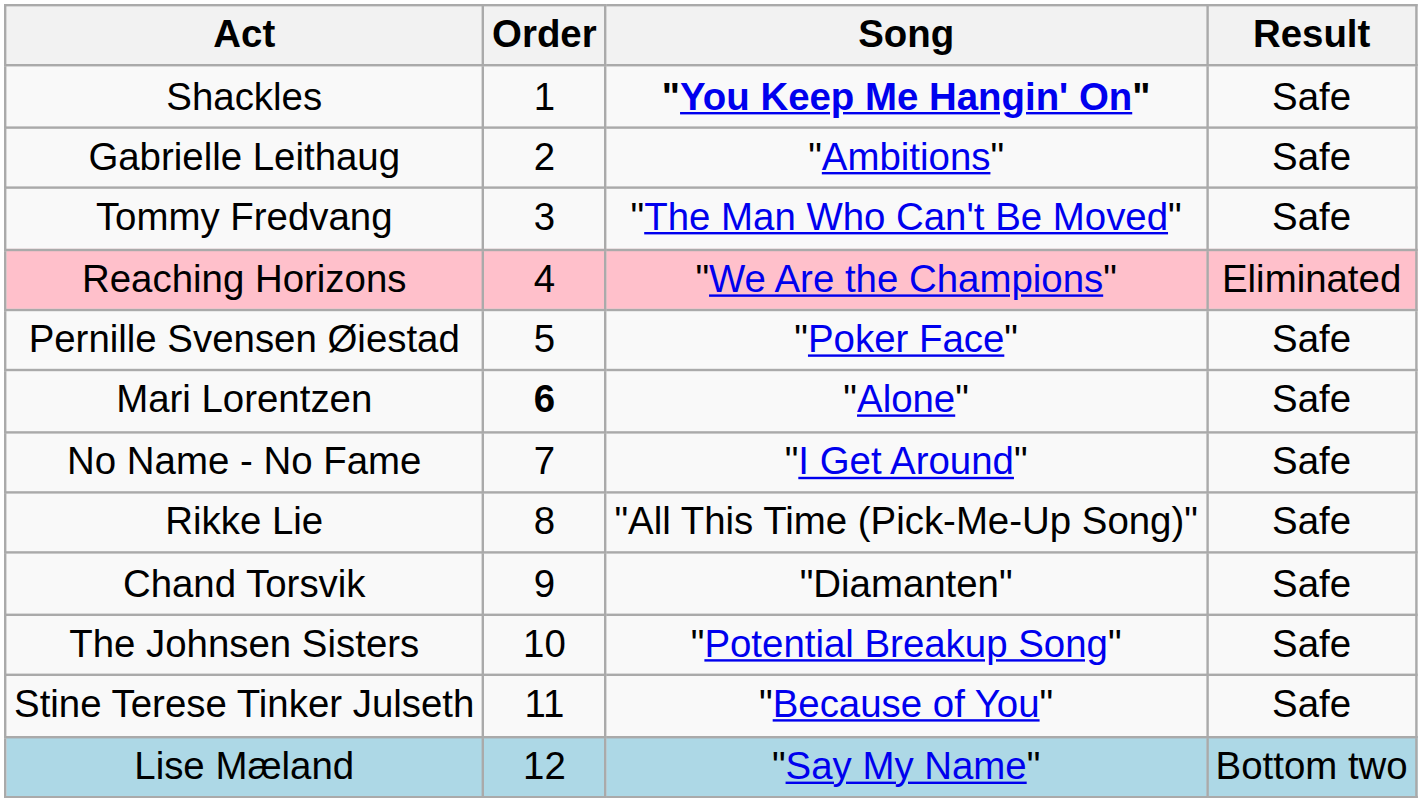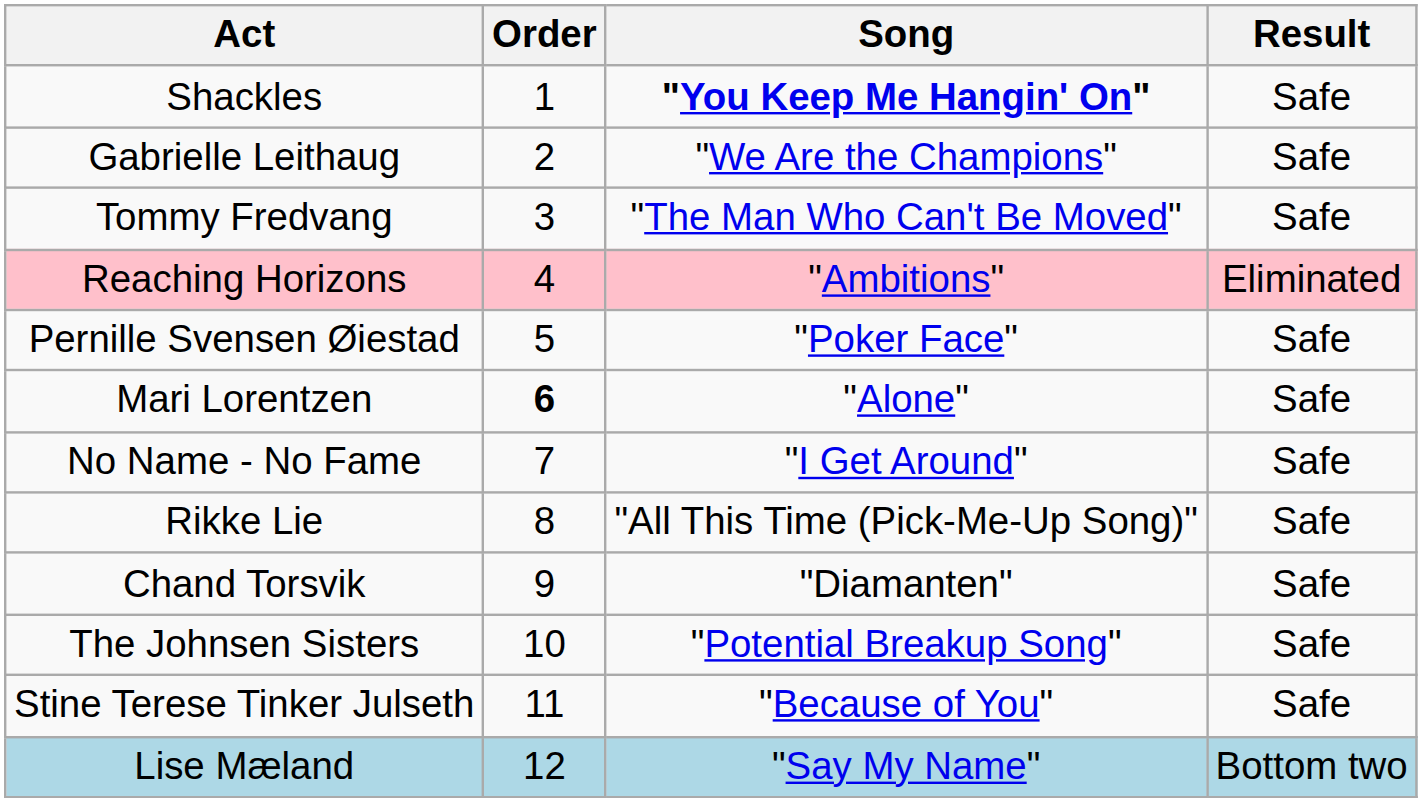(906, 156) "Ambitions" -> (906, 156) "We Are the Champions"
(906, 278) "We Are the Champions" -> (906, 278) "Ambitions"
